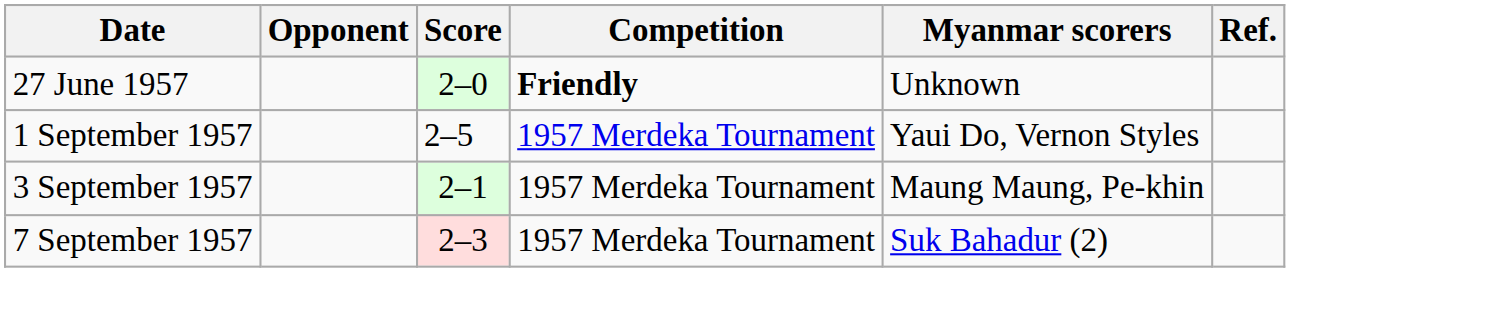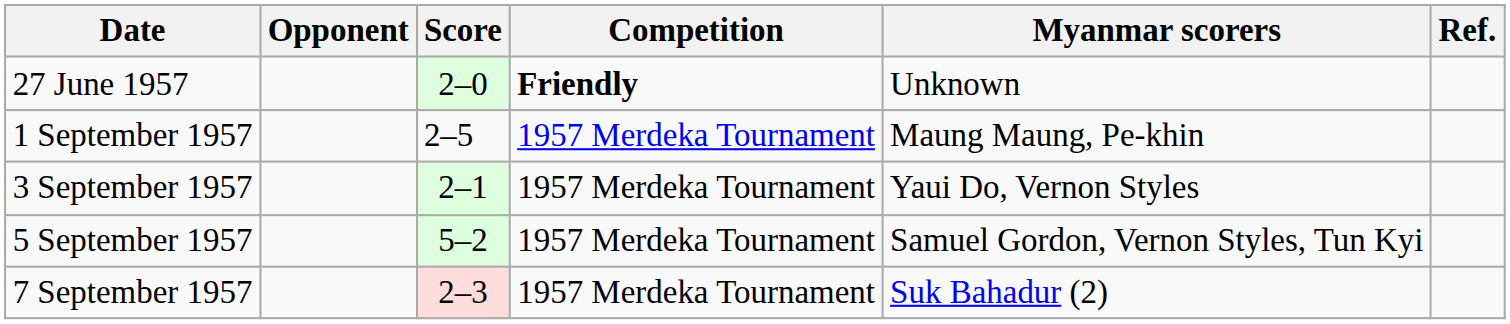(1045, 135) Yaui Do, Vernon Styles -> (1047, 135) Maung Maung, Pe-khin
(1047, 187) Maung Maung, Pe-khin -> (1045, 187) Yaui Do, Vernon Styles
+ row: (133, 239)
